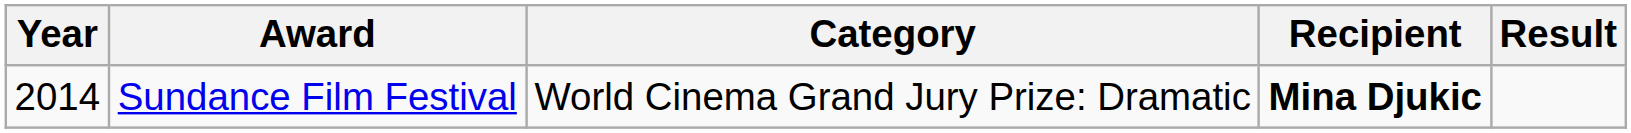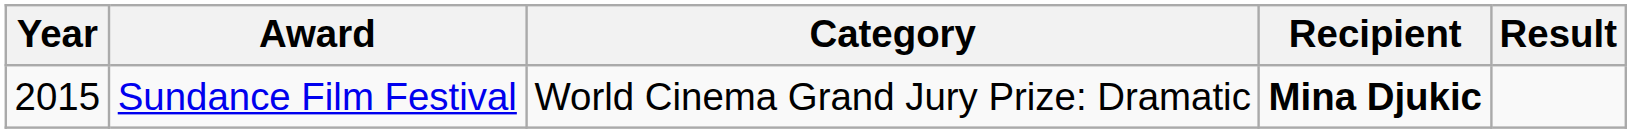(57, 95) 2014 -> (57, 95) 2015
